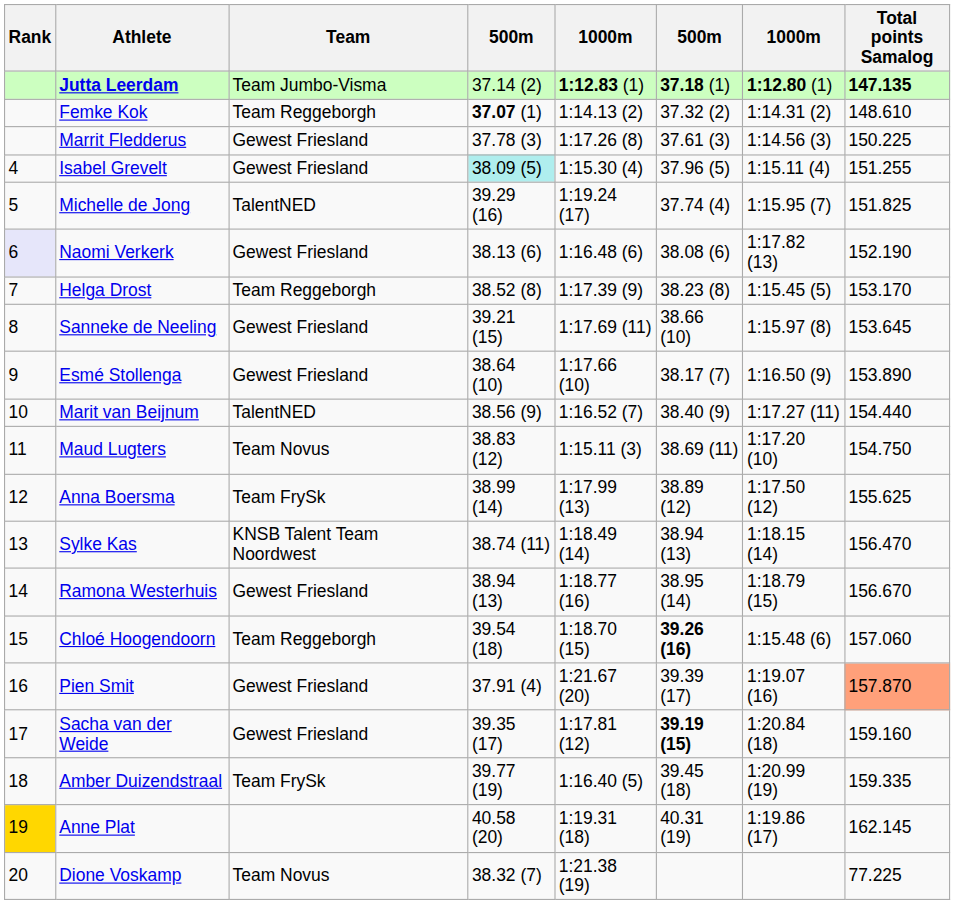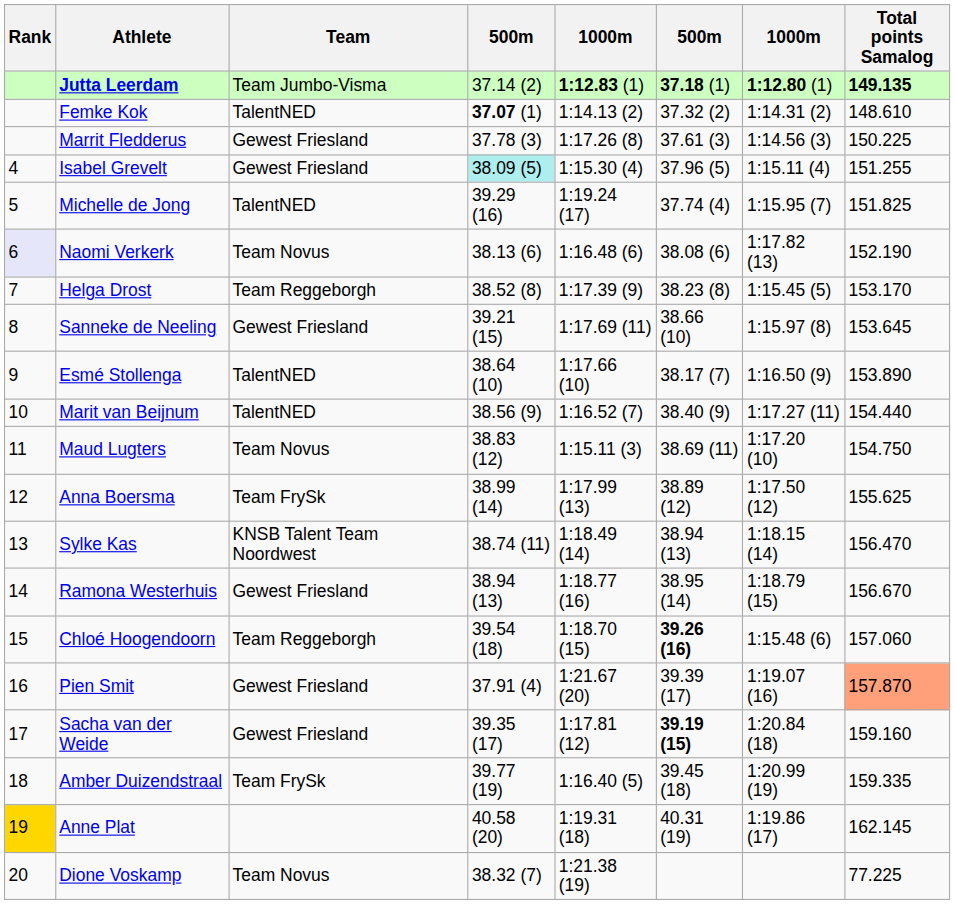(880, 85) 147.135 -> (880, 85) 149.135
(304, 112) Team Reggeborgh -> (274, 112) TalentNED
(300, 252) Gewest Friesland -> (281, 252) Team Novus
(300, 375) Gewest Friesland -> (274, 375) TalentNED
